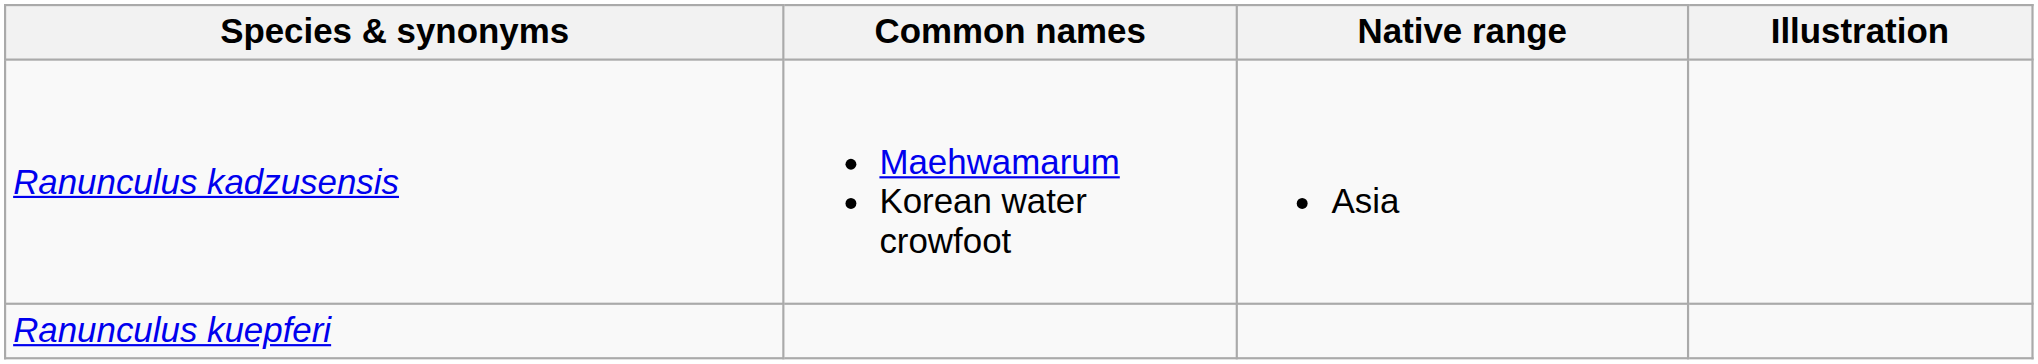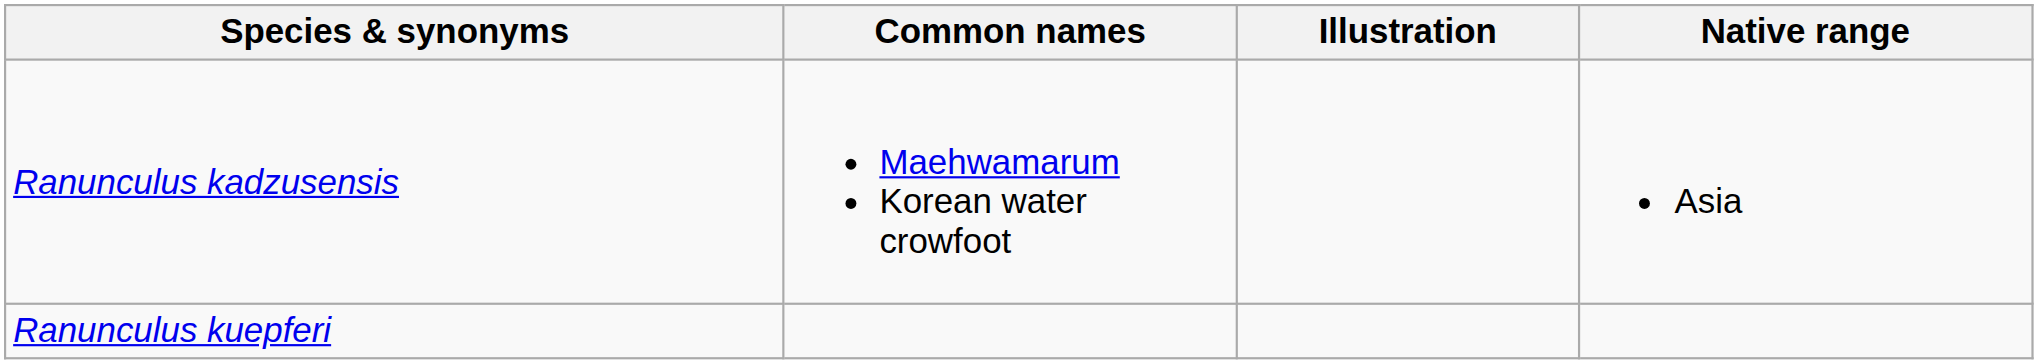columns swapped: (1462, 32) <-> (1860, 32)
